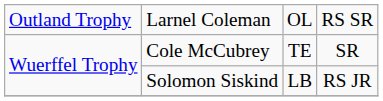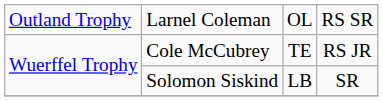(347, 50) SR -> (347, 50) RS JR
(347, 80) RS JR -> (347, 80) SR
